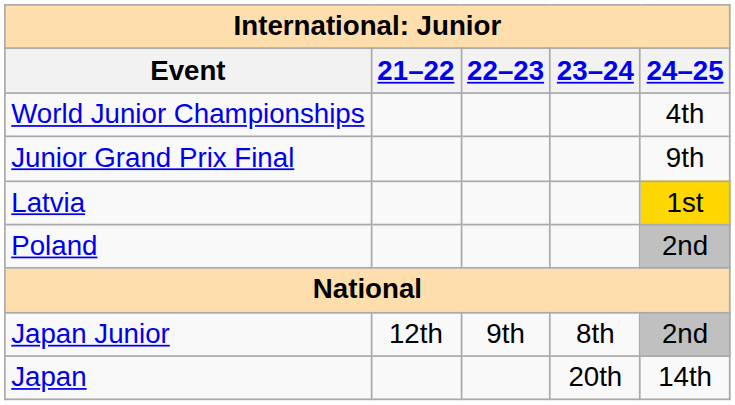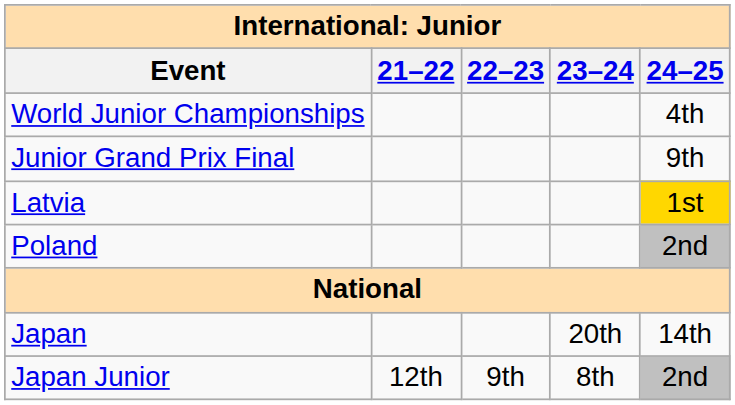rows swapped: (49, 377) <-> (91, 333)
